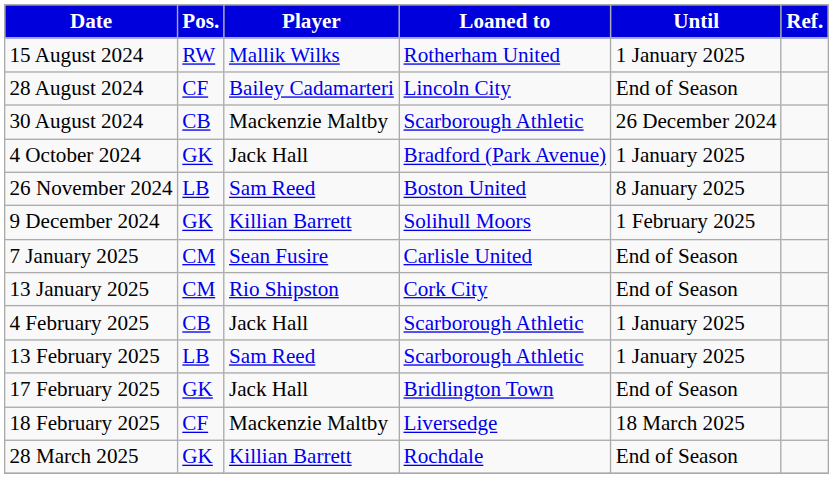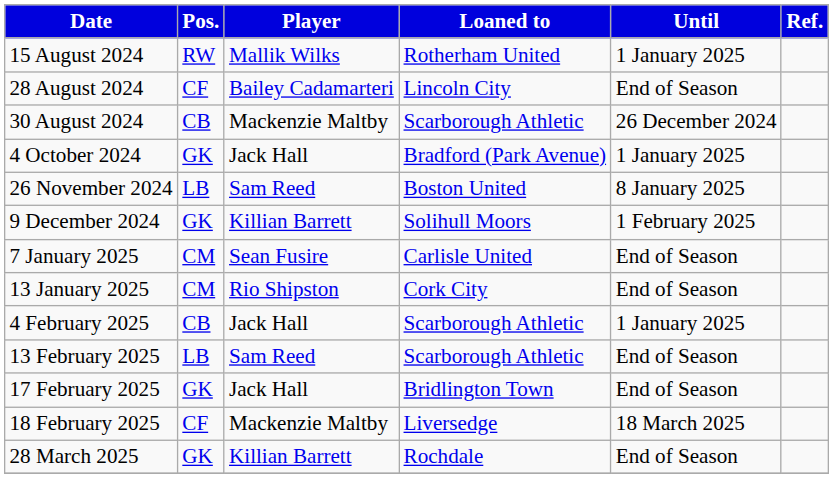(680, 356) 1 January 2025 -> (677, 356) End of Season
